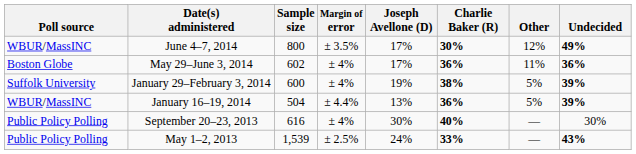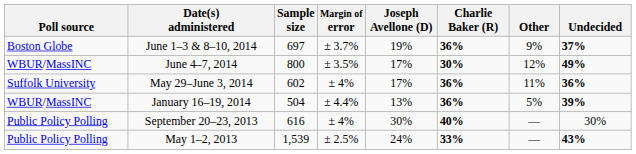+ row: (201, 45)
(40, 64) Boston Globe -> (51, 83) Suffolk University
- row: (201, 83)
